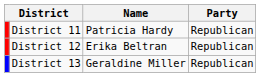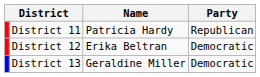(222, 47) Republican -> (222, 47) Democratic
(222, 64) Republican -> (222, 64) Democratic
